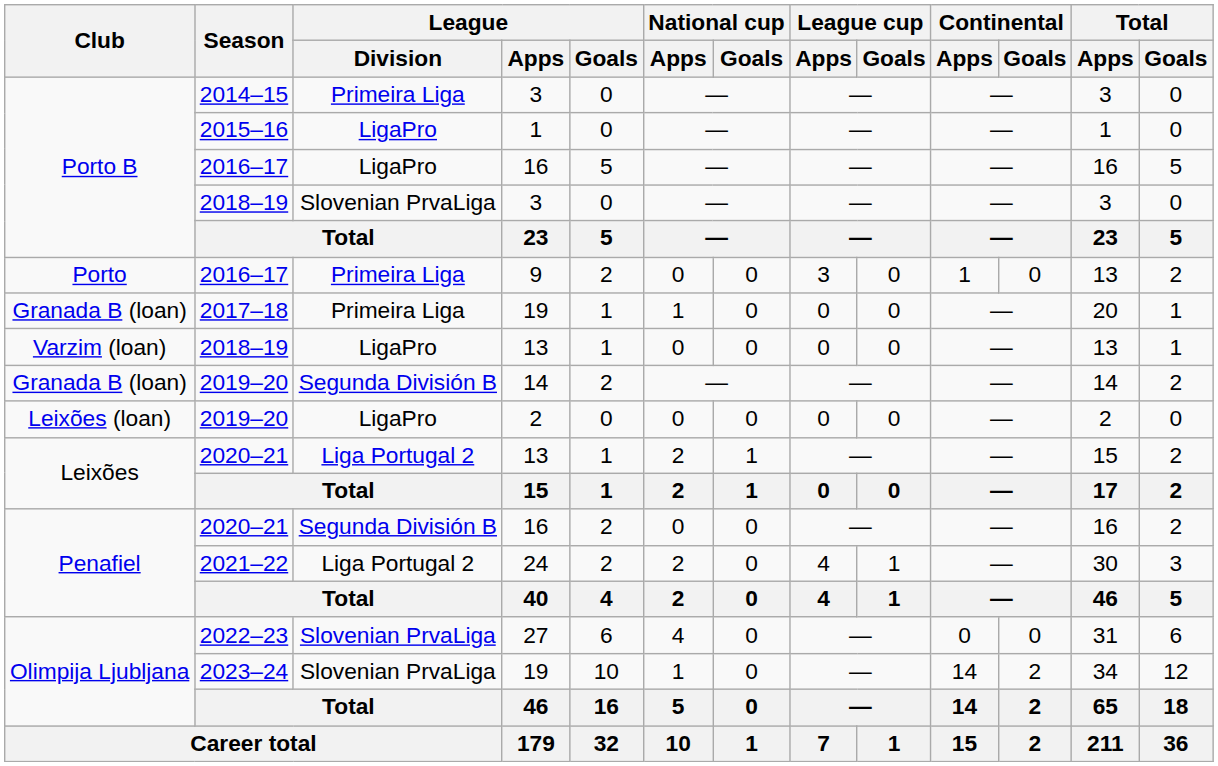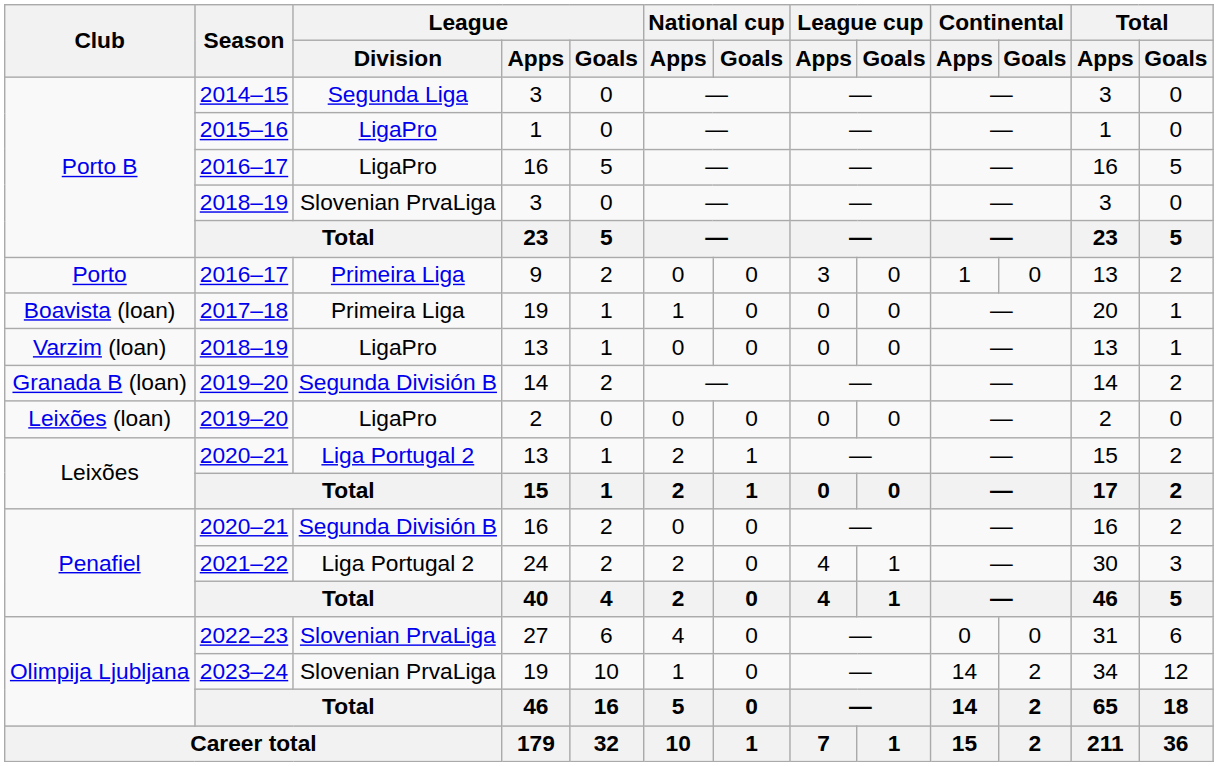(398, 94) Primeira Liga -> (398, 94) Segunda Liga
(100, 310) Granada B (loan) -> (100, 310) Boavista (loan)
